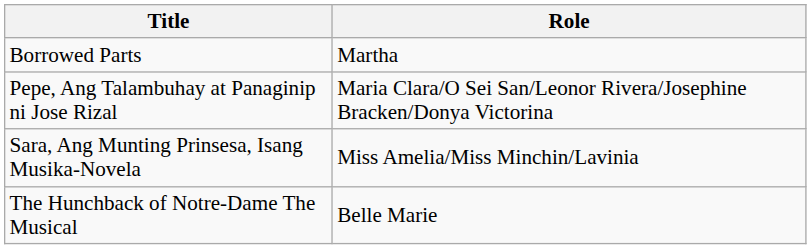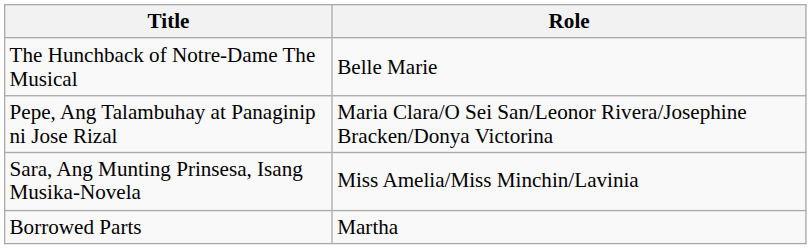rows swapped: (162, 214) <-> (76, 54)
